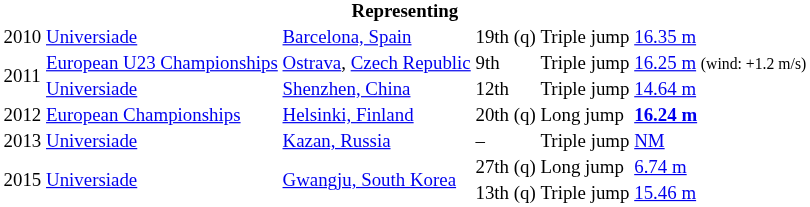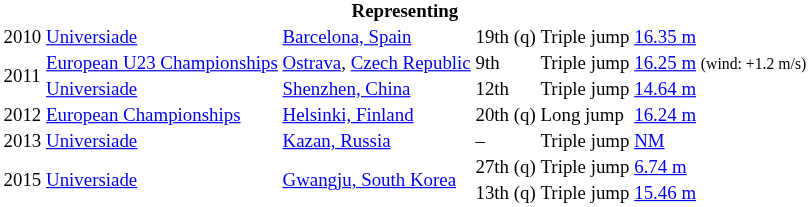(666, 114) bold -> (665, 114) normal
(582, 166) Long jump -> (585, 166) Triple jump
